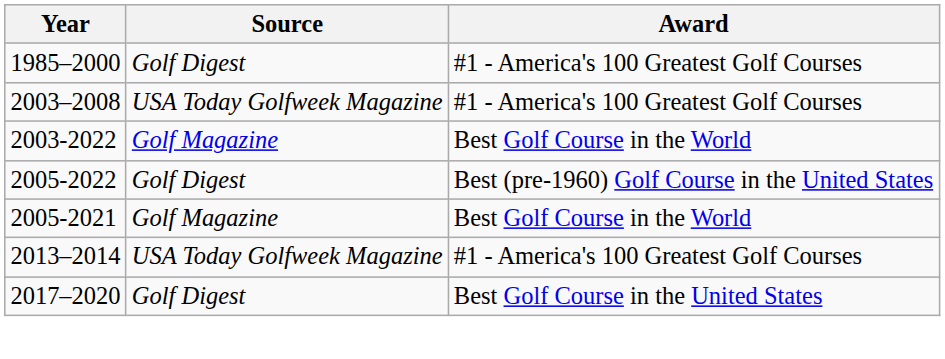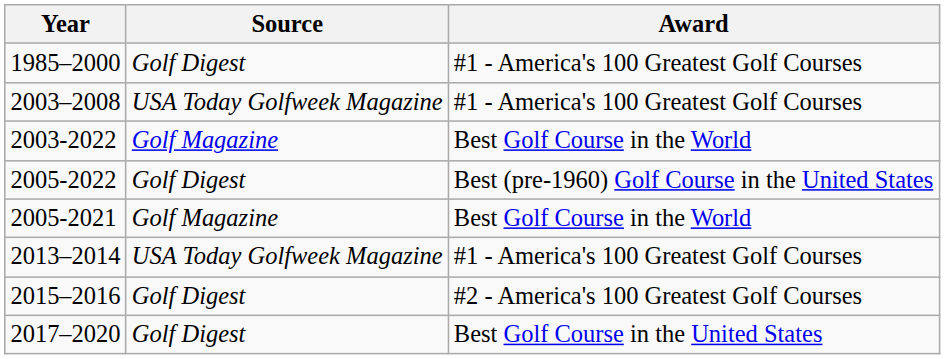+ row: (65, 295)
